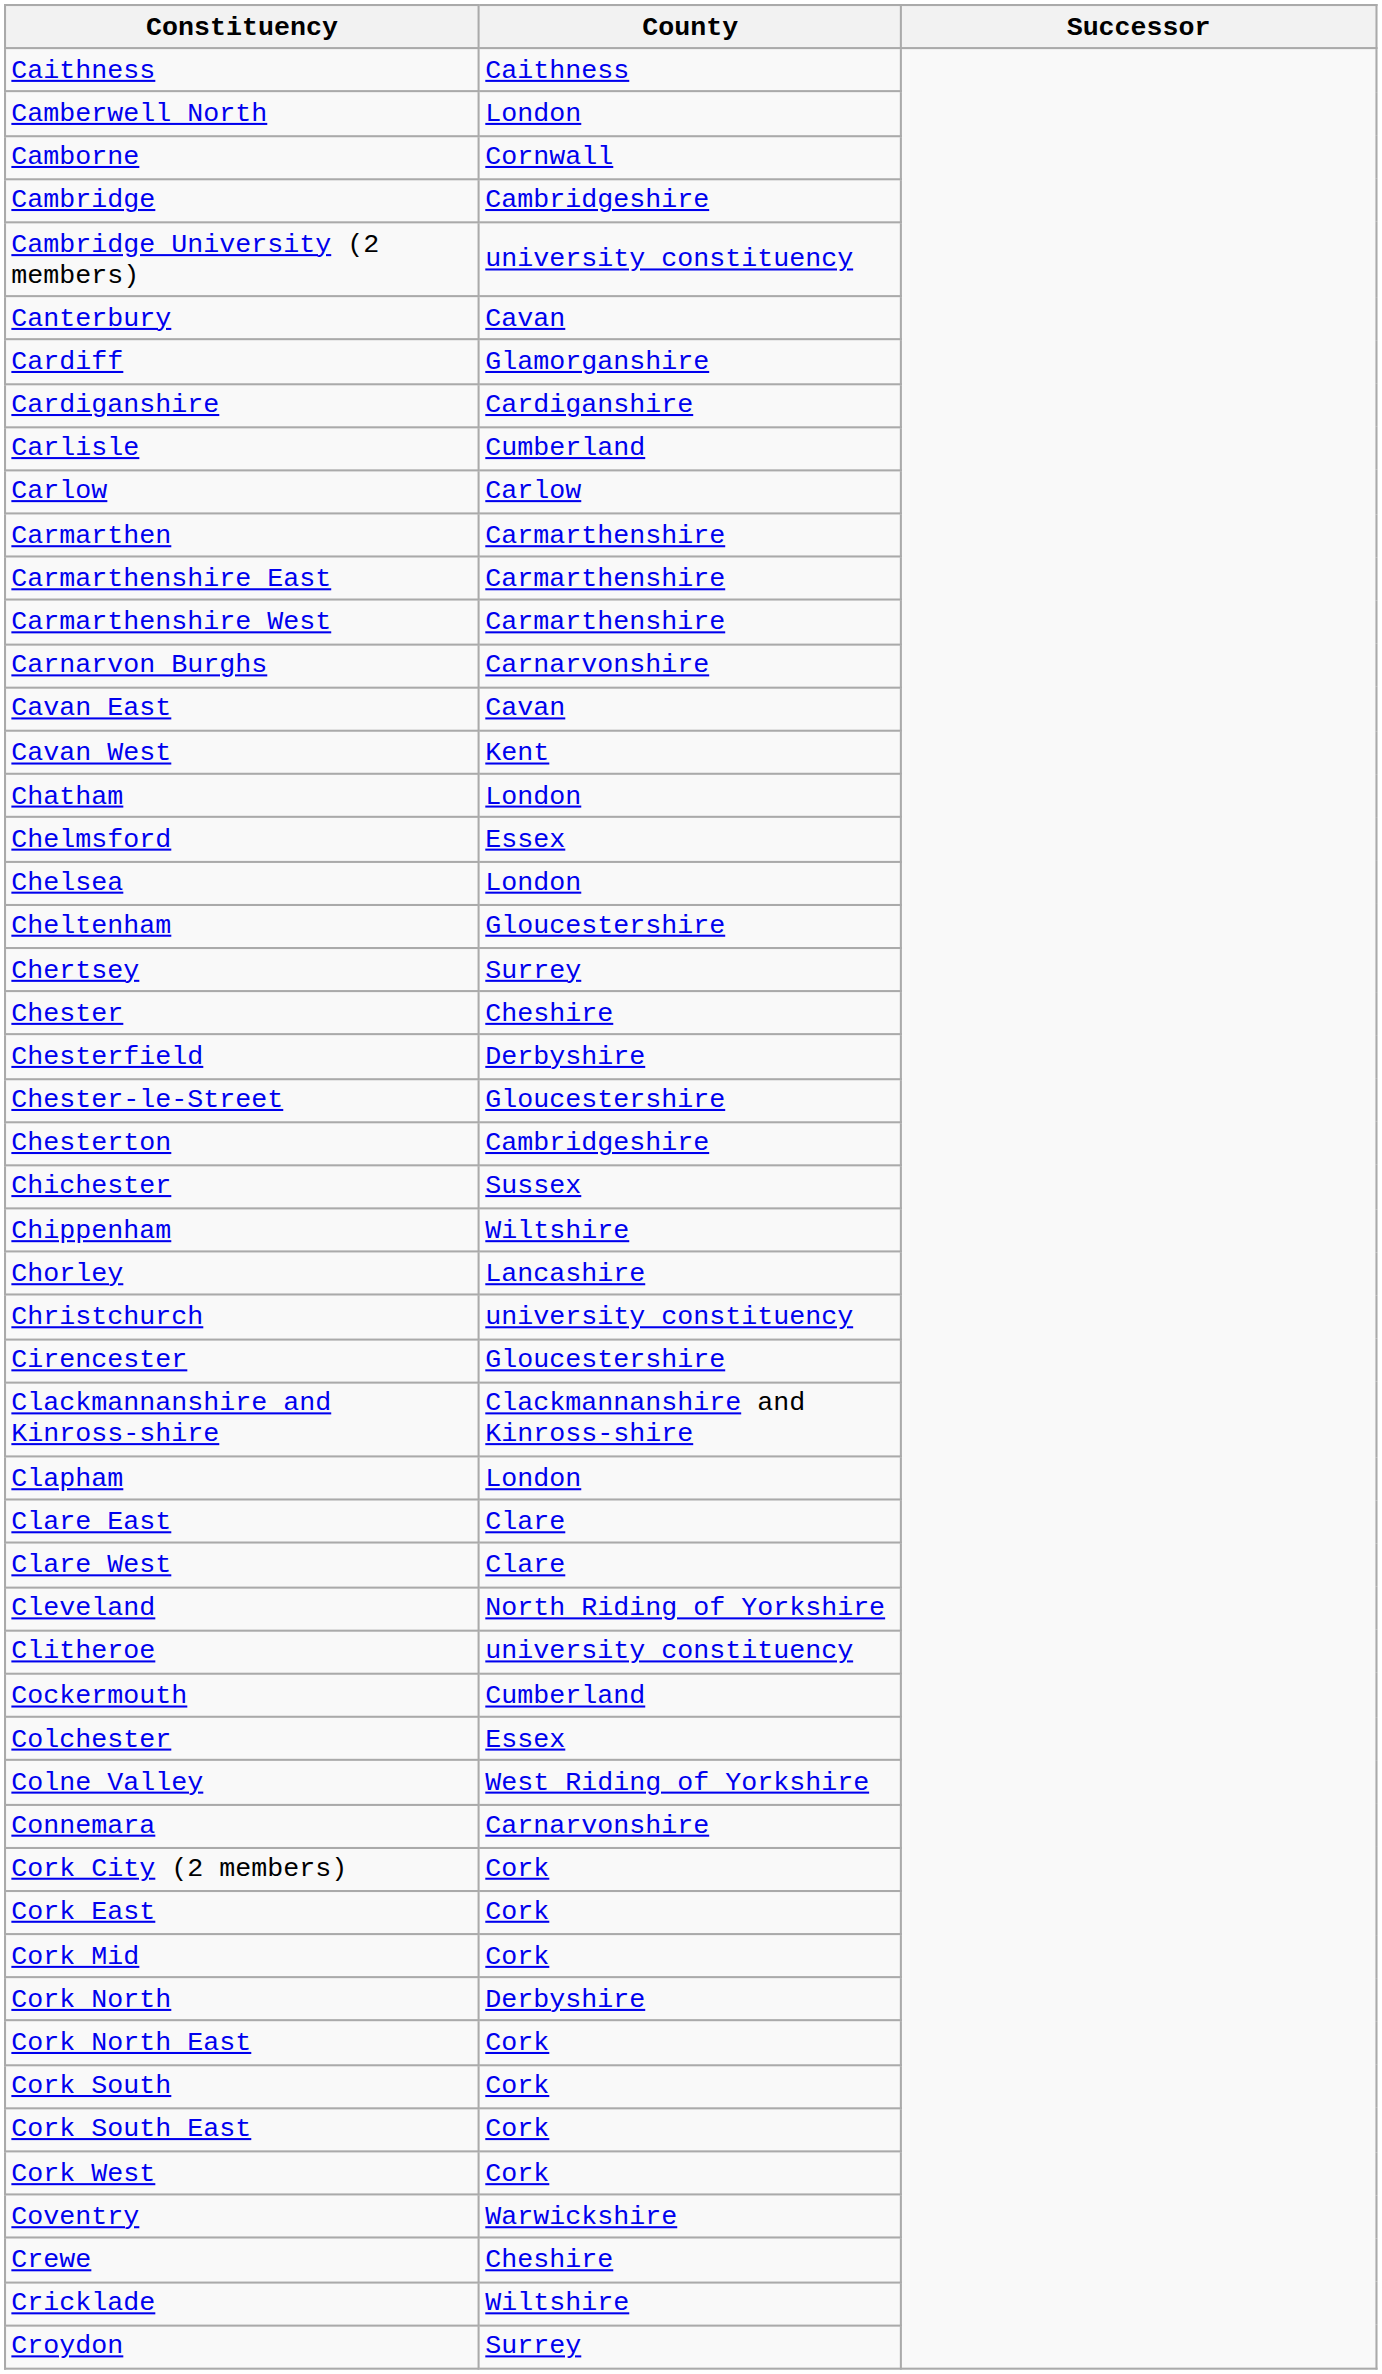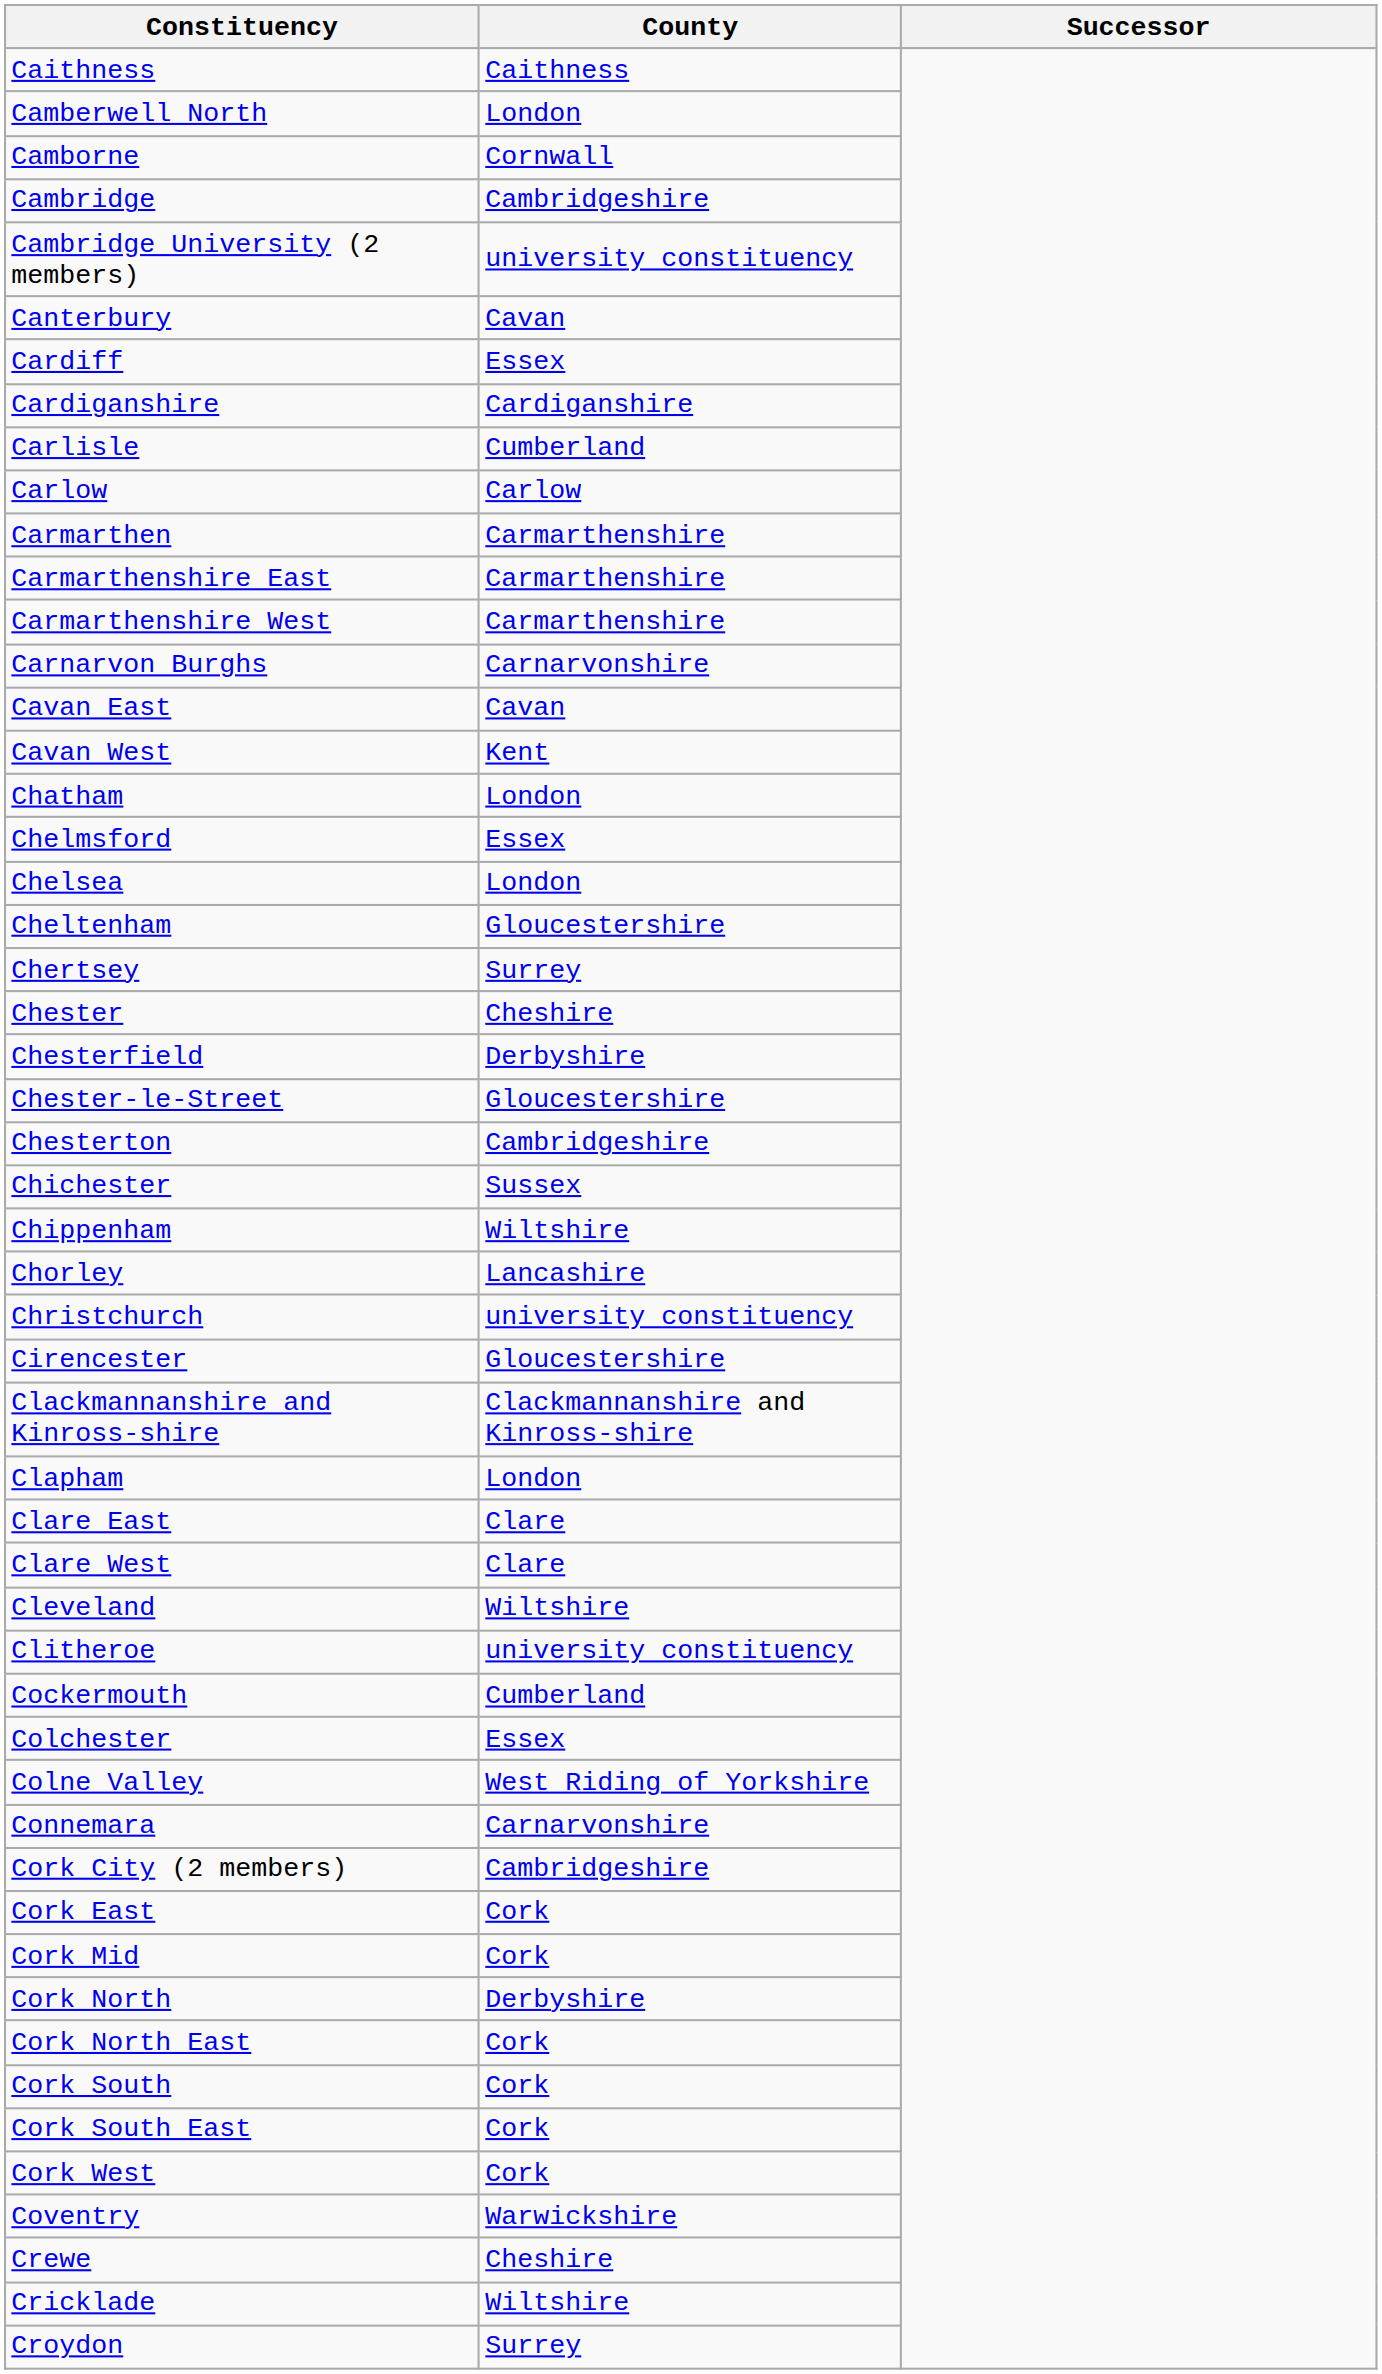(597, 362) Glamorganshire -> (525, 362) Essex
(685, 1608) North Riding of Yorkshire -> (557, 1608) Wiltshire
(517, 1869) Cork -> (597, 1869) Cambridgeshire
